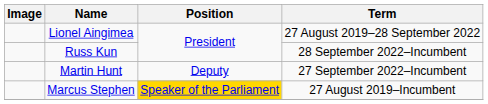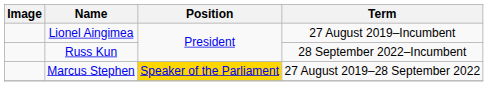(382, 33) 27 August 2019–28 September 2022 -> (382, 33) 27 August 2019–Incumbent
- row: (91, 71)
(382, 90) 27 August 2019–Incumbent -> (382, 71) 27 August 2019–28 September 2022
